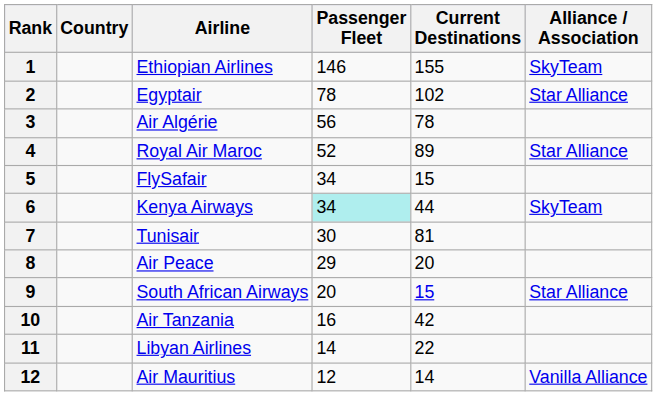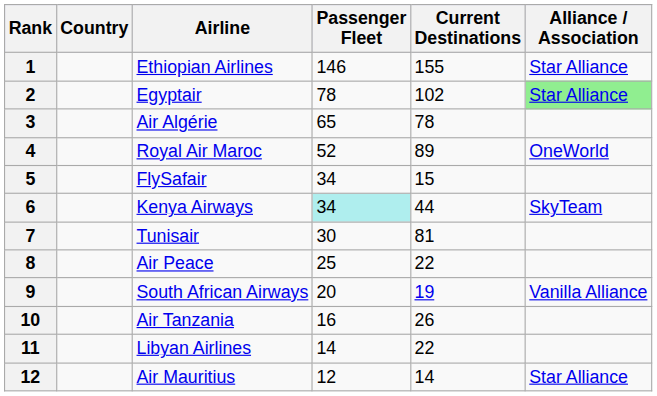(566, 66) SkyTeam -> (579, 66) Star Alliance
(579, 94) no background -> (579, 94) lightgreen background
(326, 123) 56 -> (326, 123) 65
(579, 151) Star Alliance -> (569, 151) OneWorld
(326, 263) 29 -> (326, 263) 25
(424, 263) 20 -> (424, 263) 22
(424, 292) 15 -> (424, 292) 19
(579, 292) Star Alliance -> (588, 292) Vanilla Alliance
(424, 320) 42 -> (424, 320) 26
(588, 376) Vanilla Alliance -> (579, 376) Star Alliance
